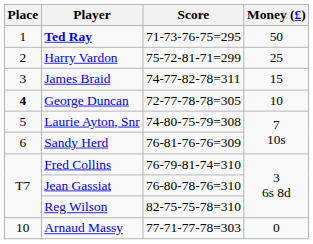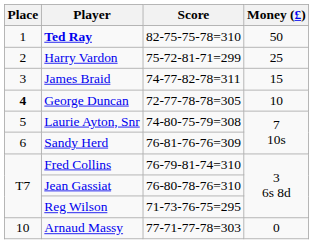(193, 36) 71-73-76-75=295 -> (193, 36) 82-75-75-78=310
(193, 206) 82-75-75-78=310 -> (193, 206) 71-73-76-75=295
